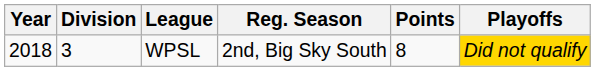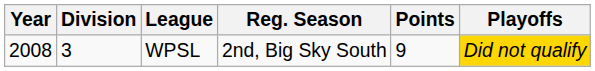(31, 50) 2018 -> (31, 50) 2008
(401, 50) 8 -> (401, 50) 9
